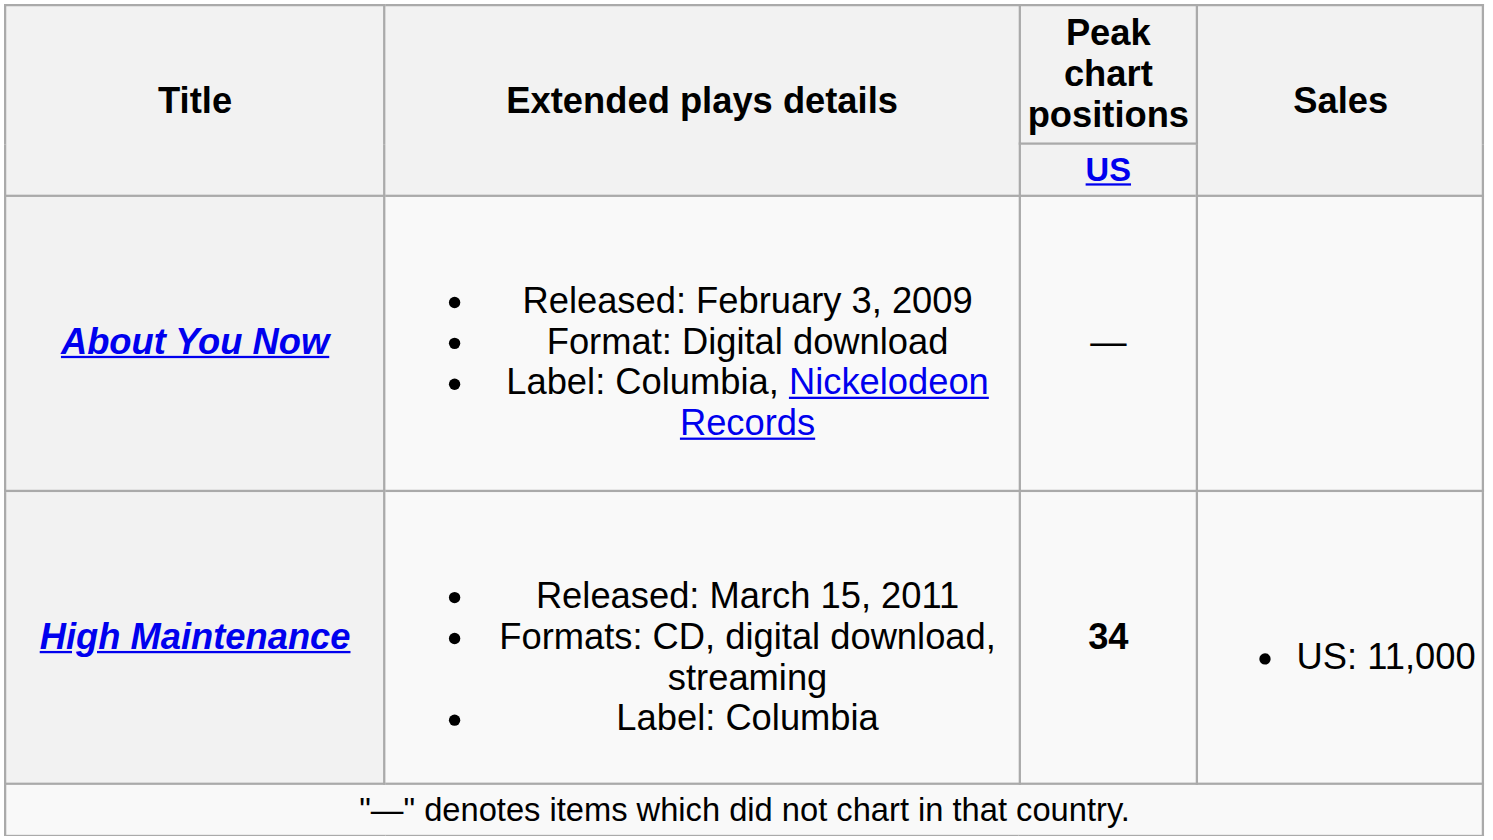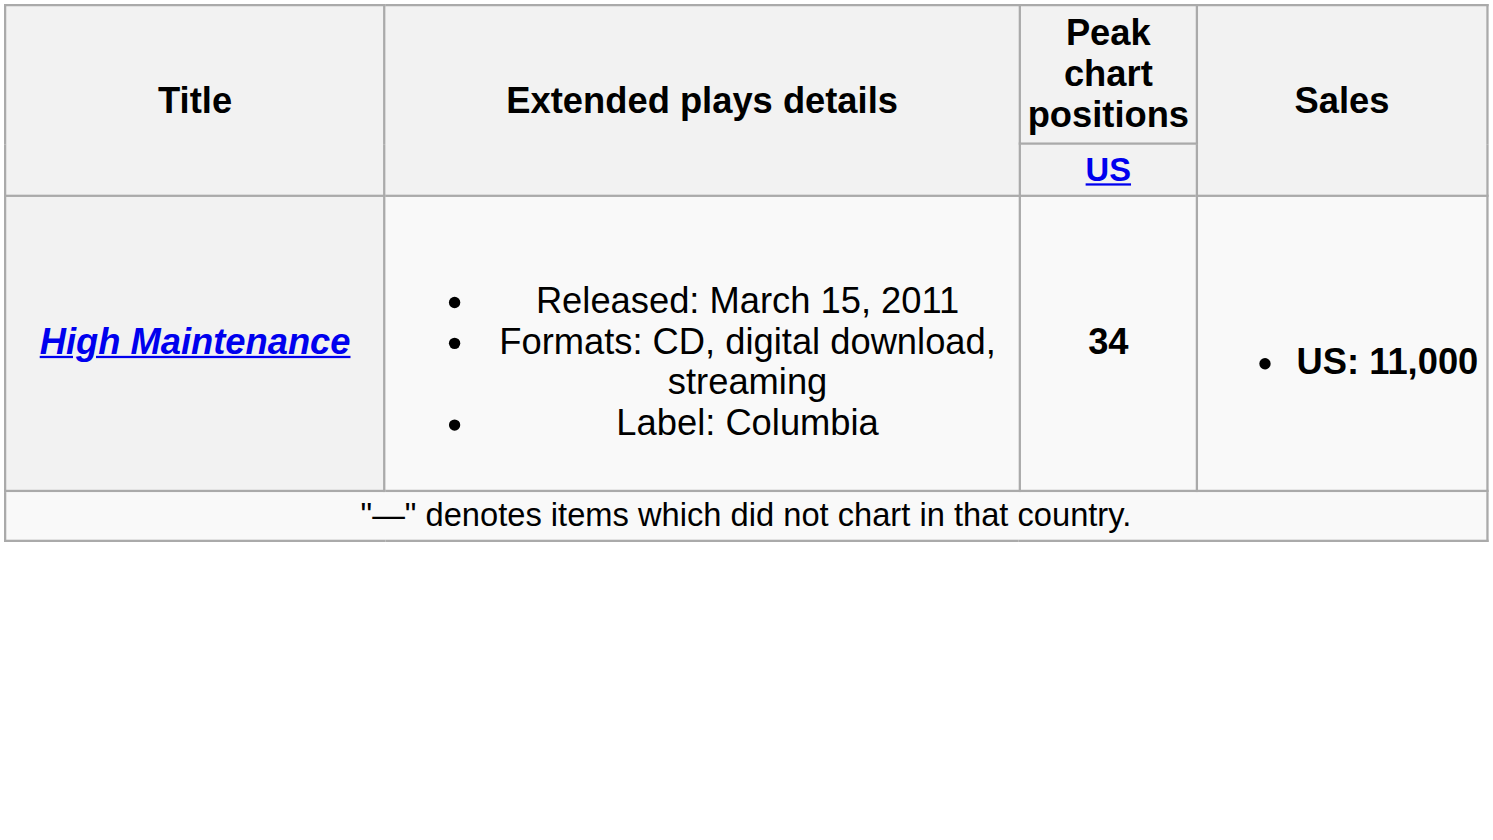- row: (195, 342)
(1341, 657) normal -> (1342, 363) bold
